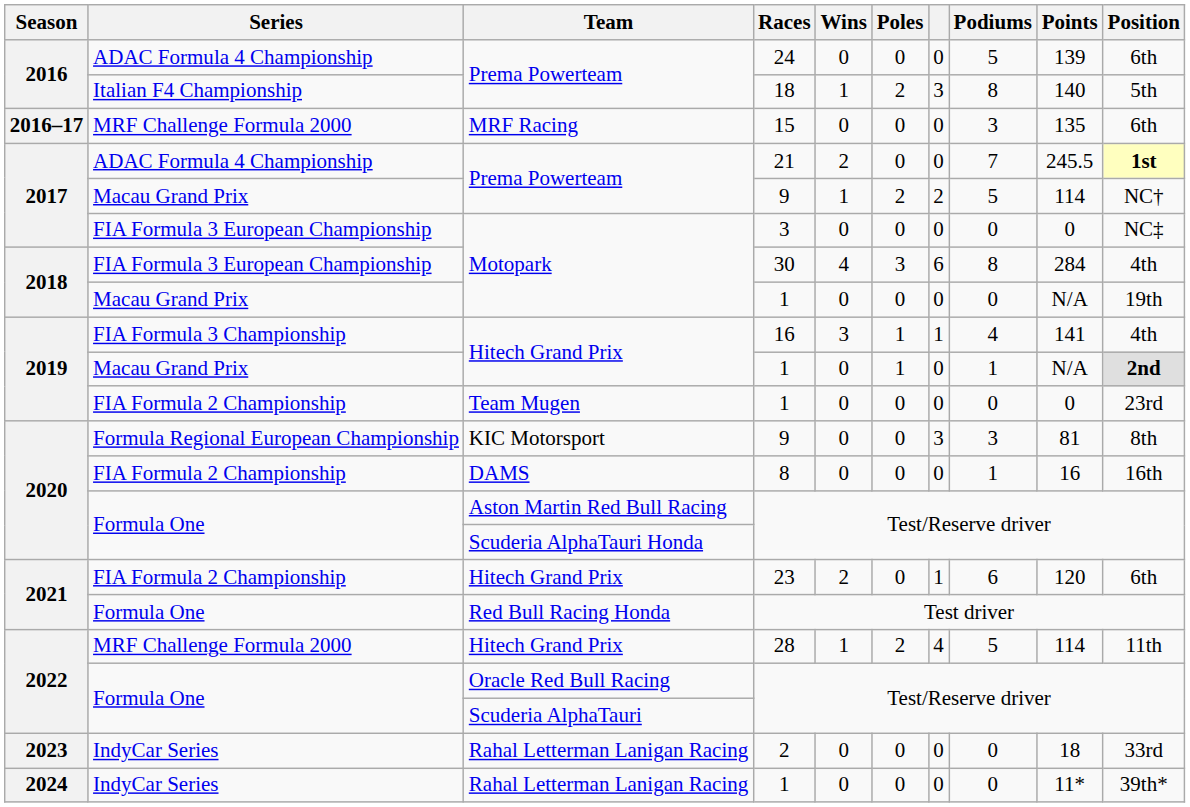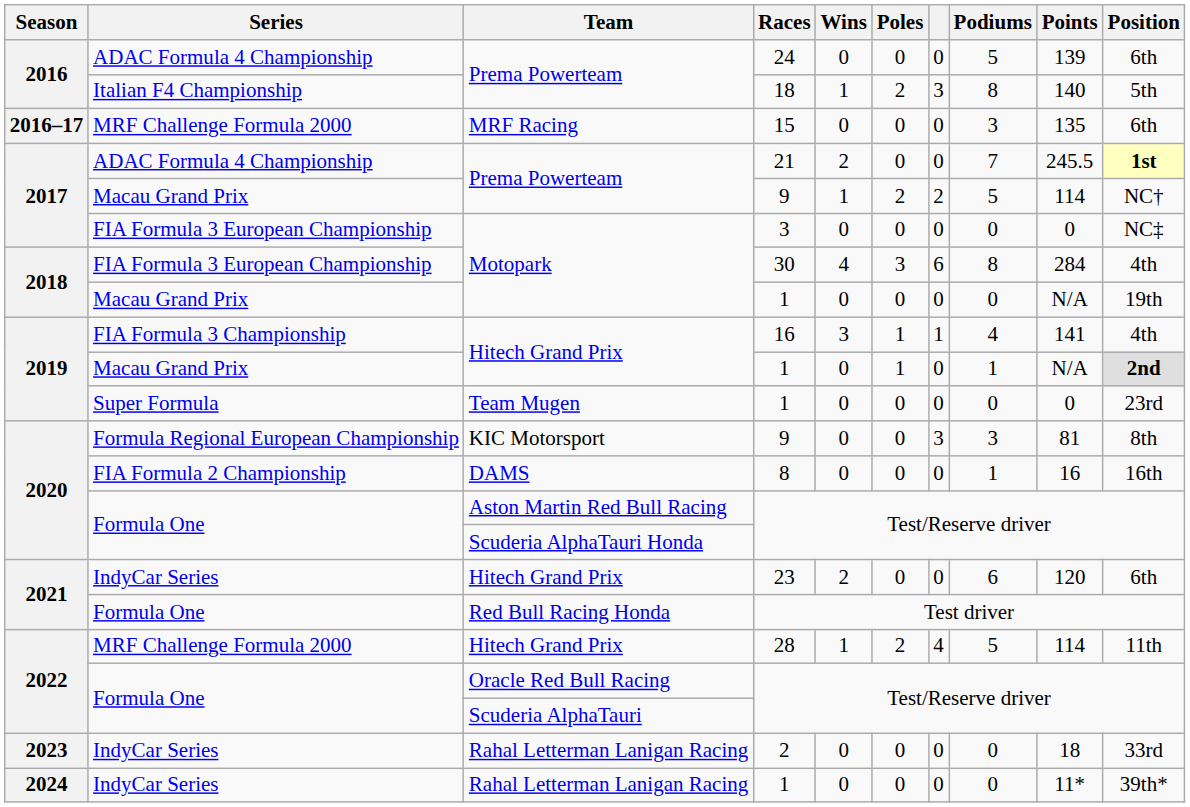(219, 403) FIA Formula 2 Championship -> (156, 403) Super Formula
(219, 577) FIA Formula 2 Championship -> (156, 577) IndyCar Series
(938, 577) 1 -> (938, 577) 0
